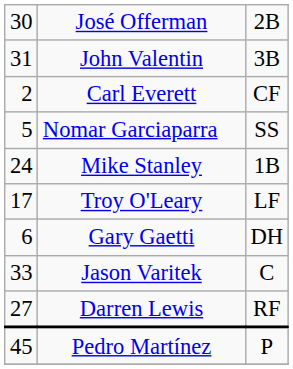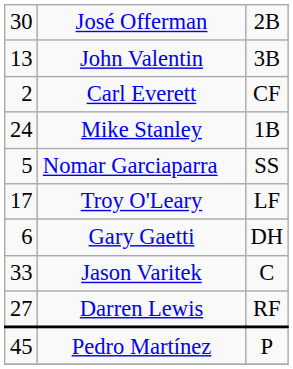(21, 58) 31 -> (21, 58) 13
rows swapped: (142, 129) <-> (142, 165)
